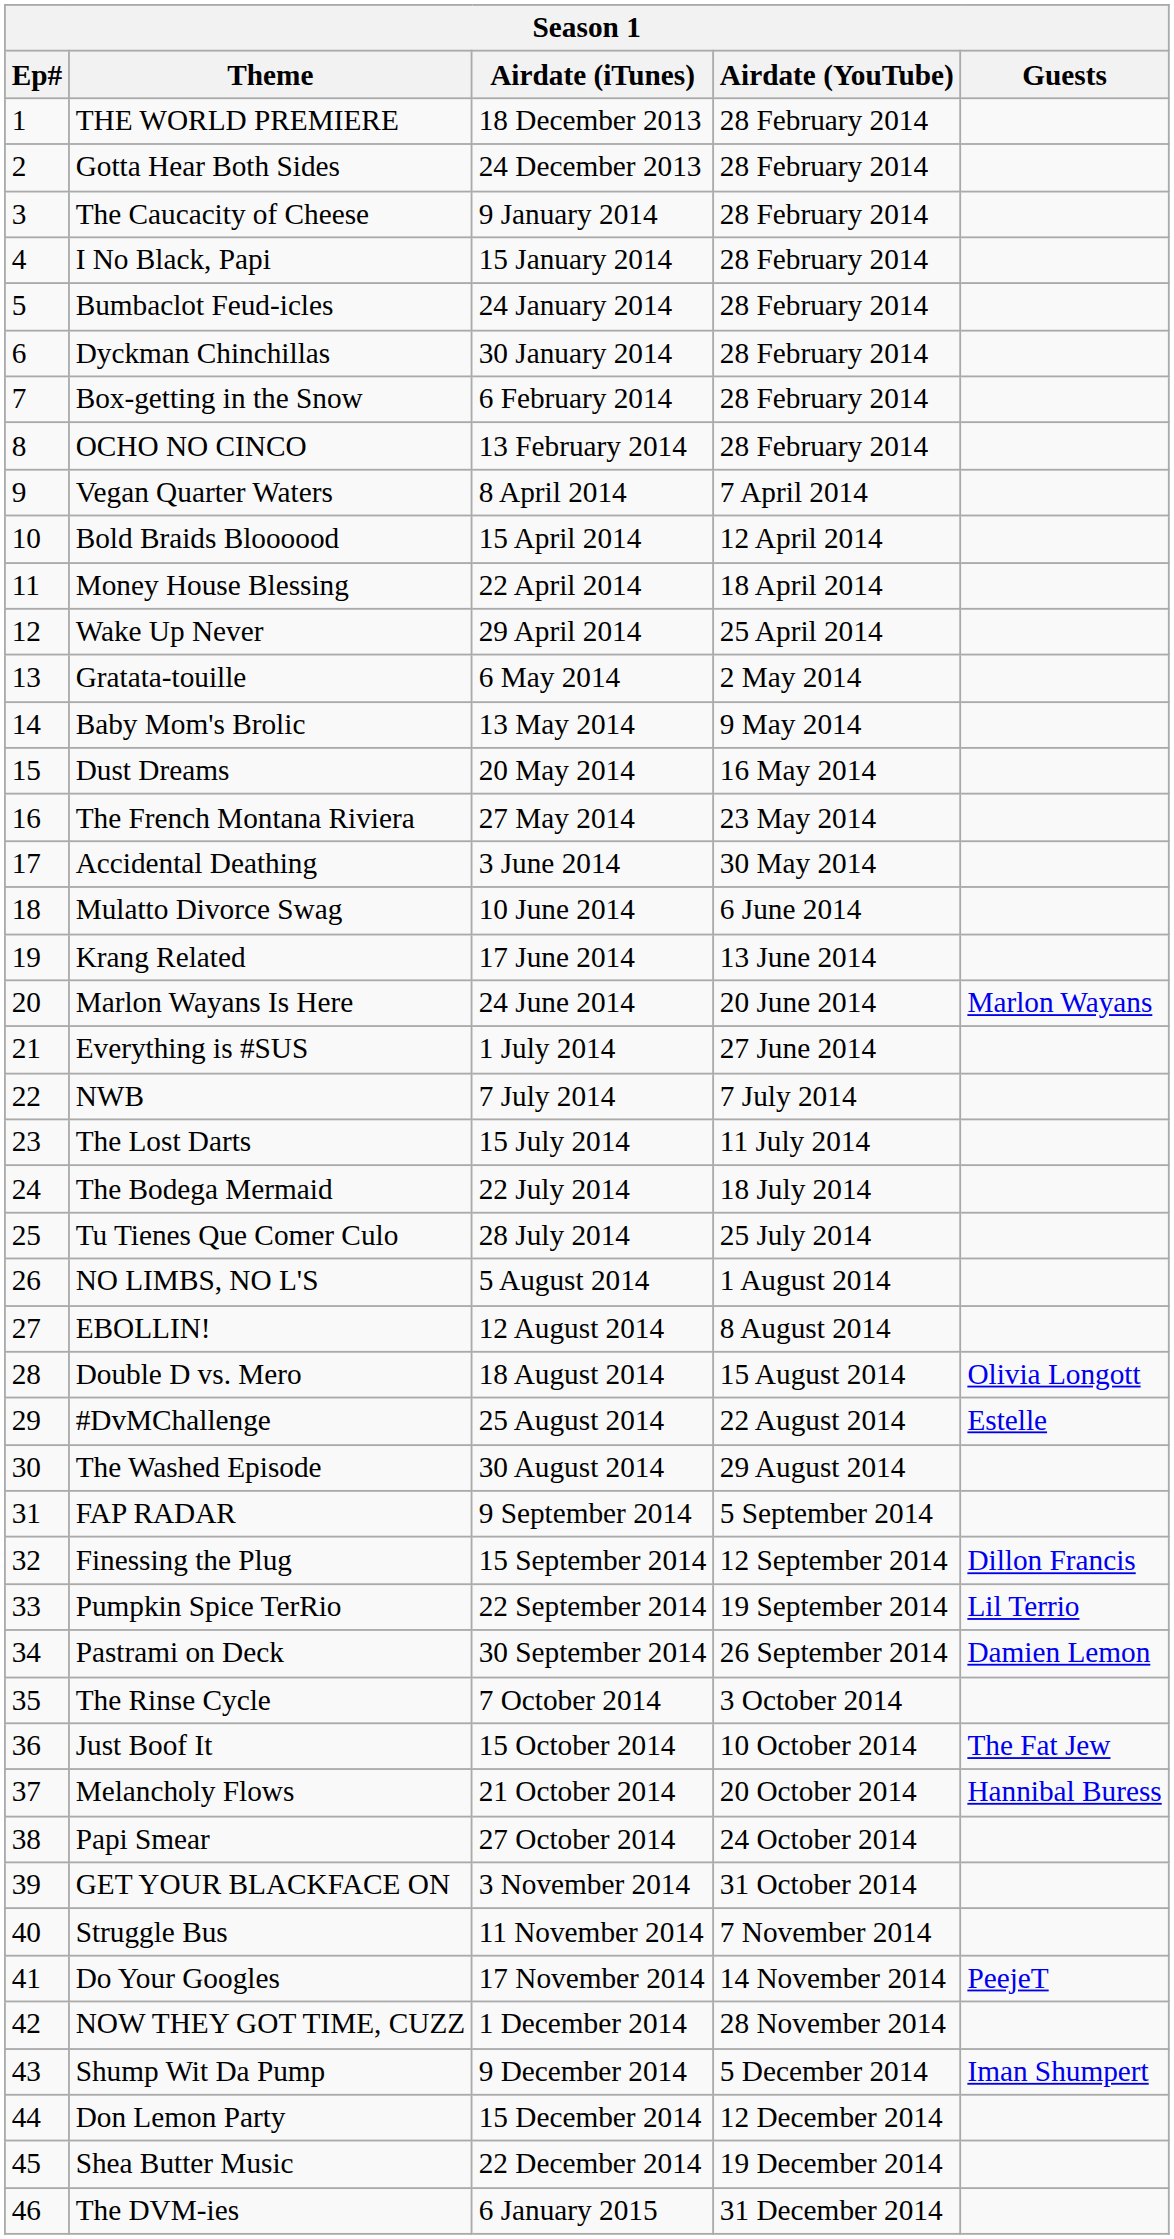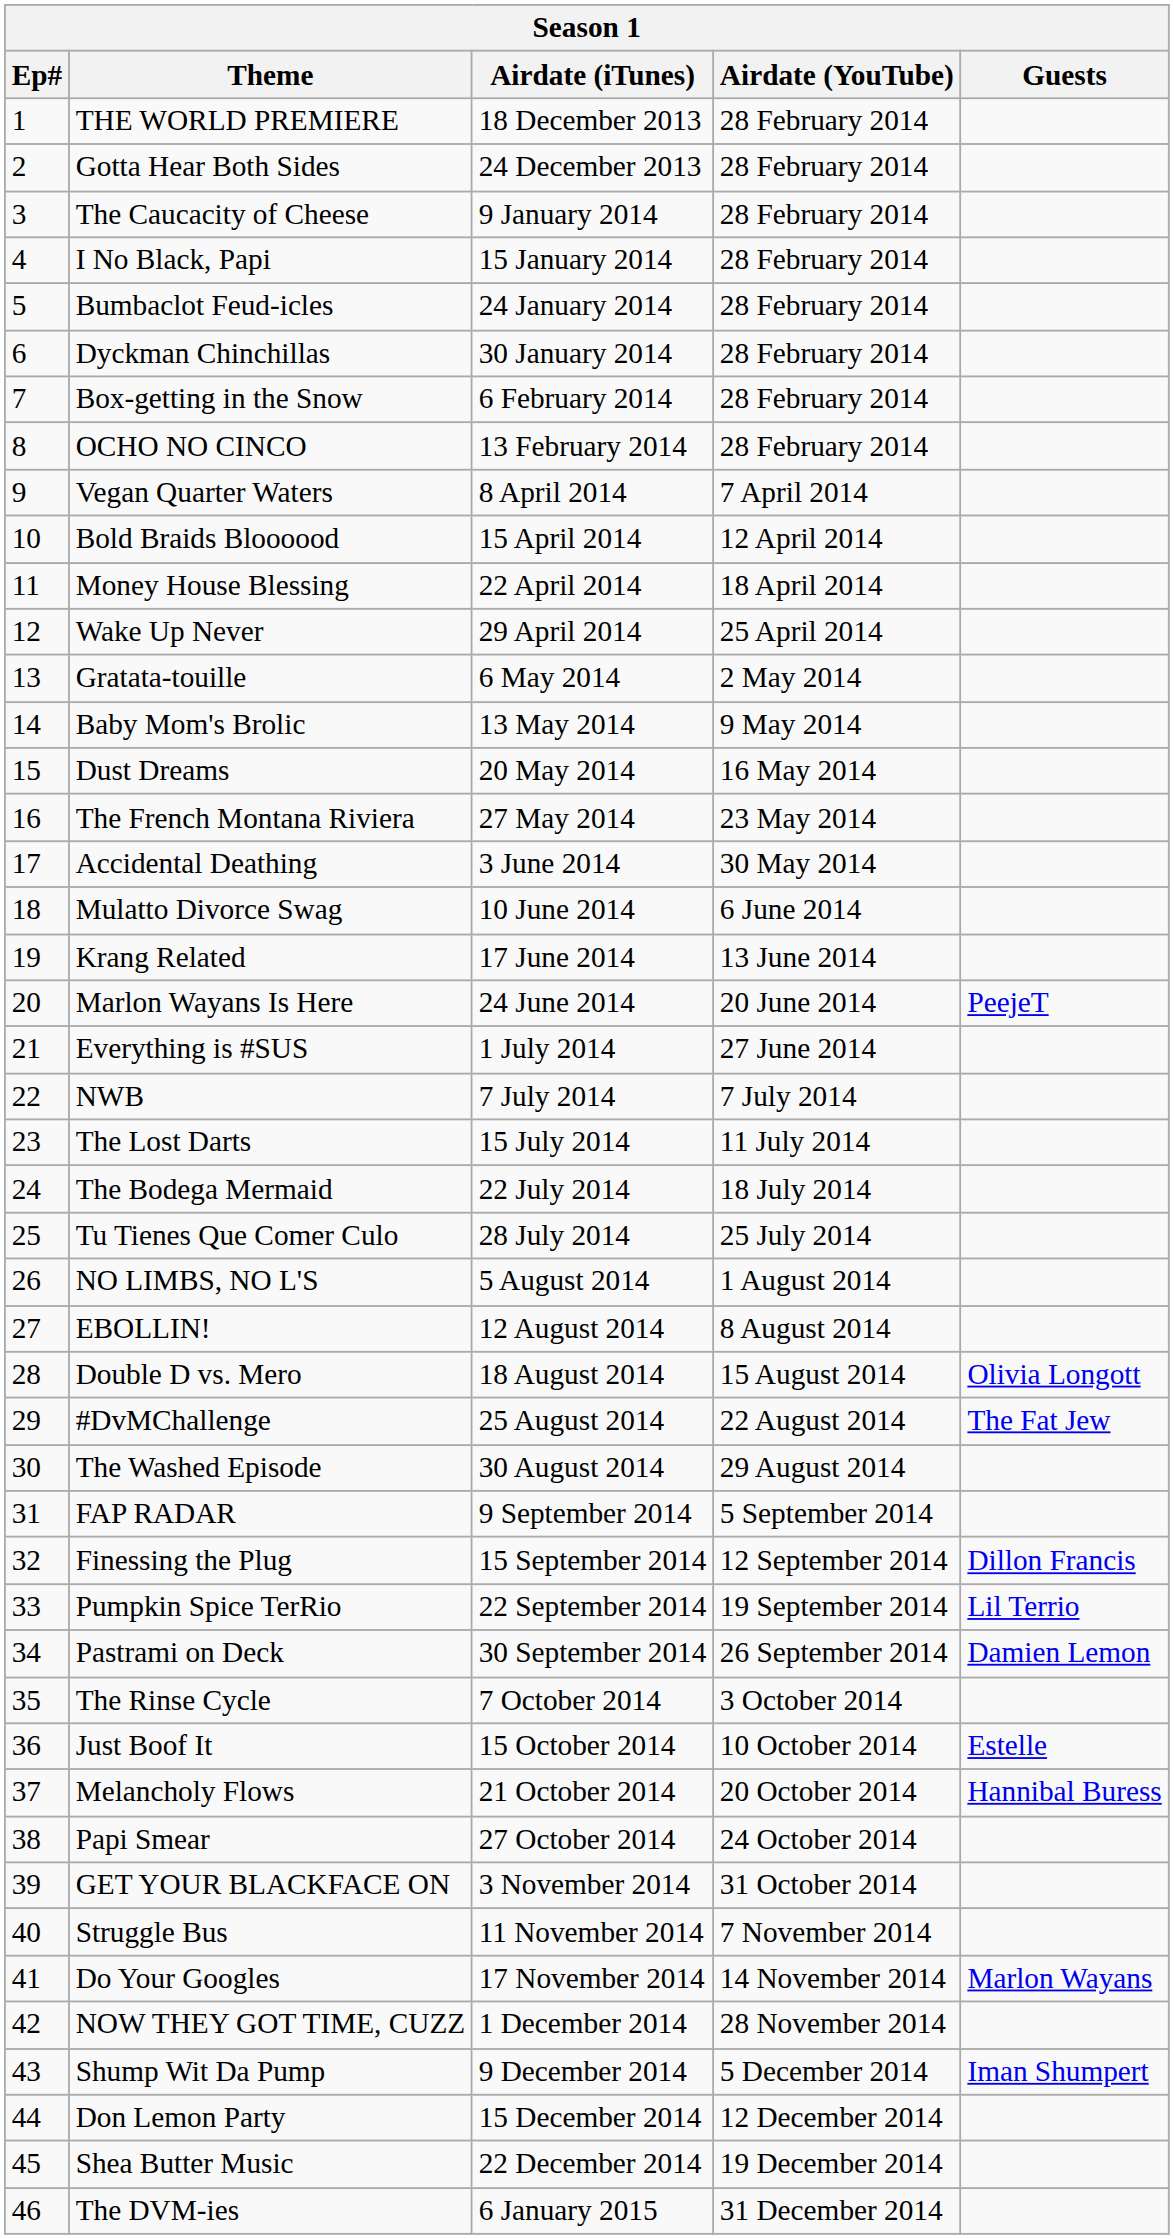(1060, 1002) Marlon Wayans -> (1008, 1002) PeejeT
(1007, 1420) Estelle -> (1039, 1420) The Fat Jew
(1039, 1745) The Fat Jew -> (1007, 1745) Estelle
(1008, 1978) PeejeT -> (1060, 1978) Marlon Wayans
